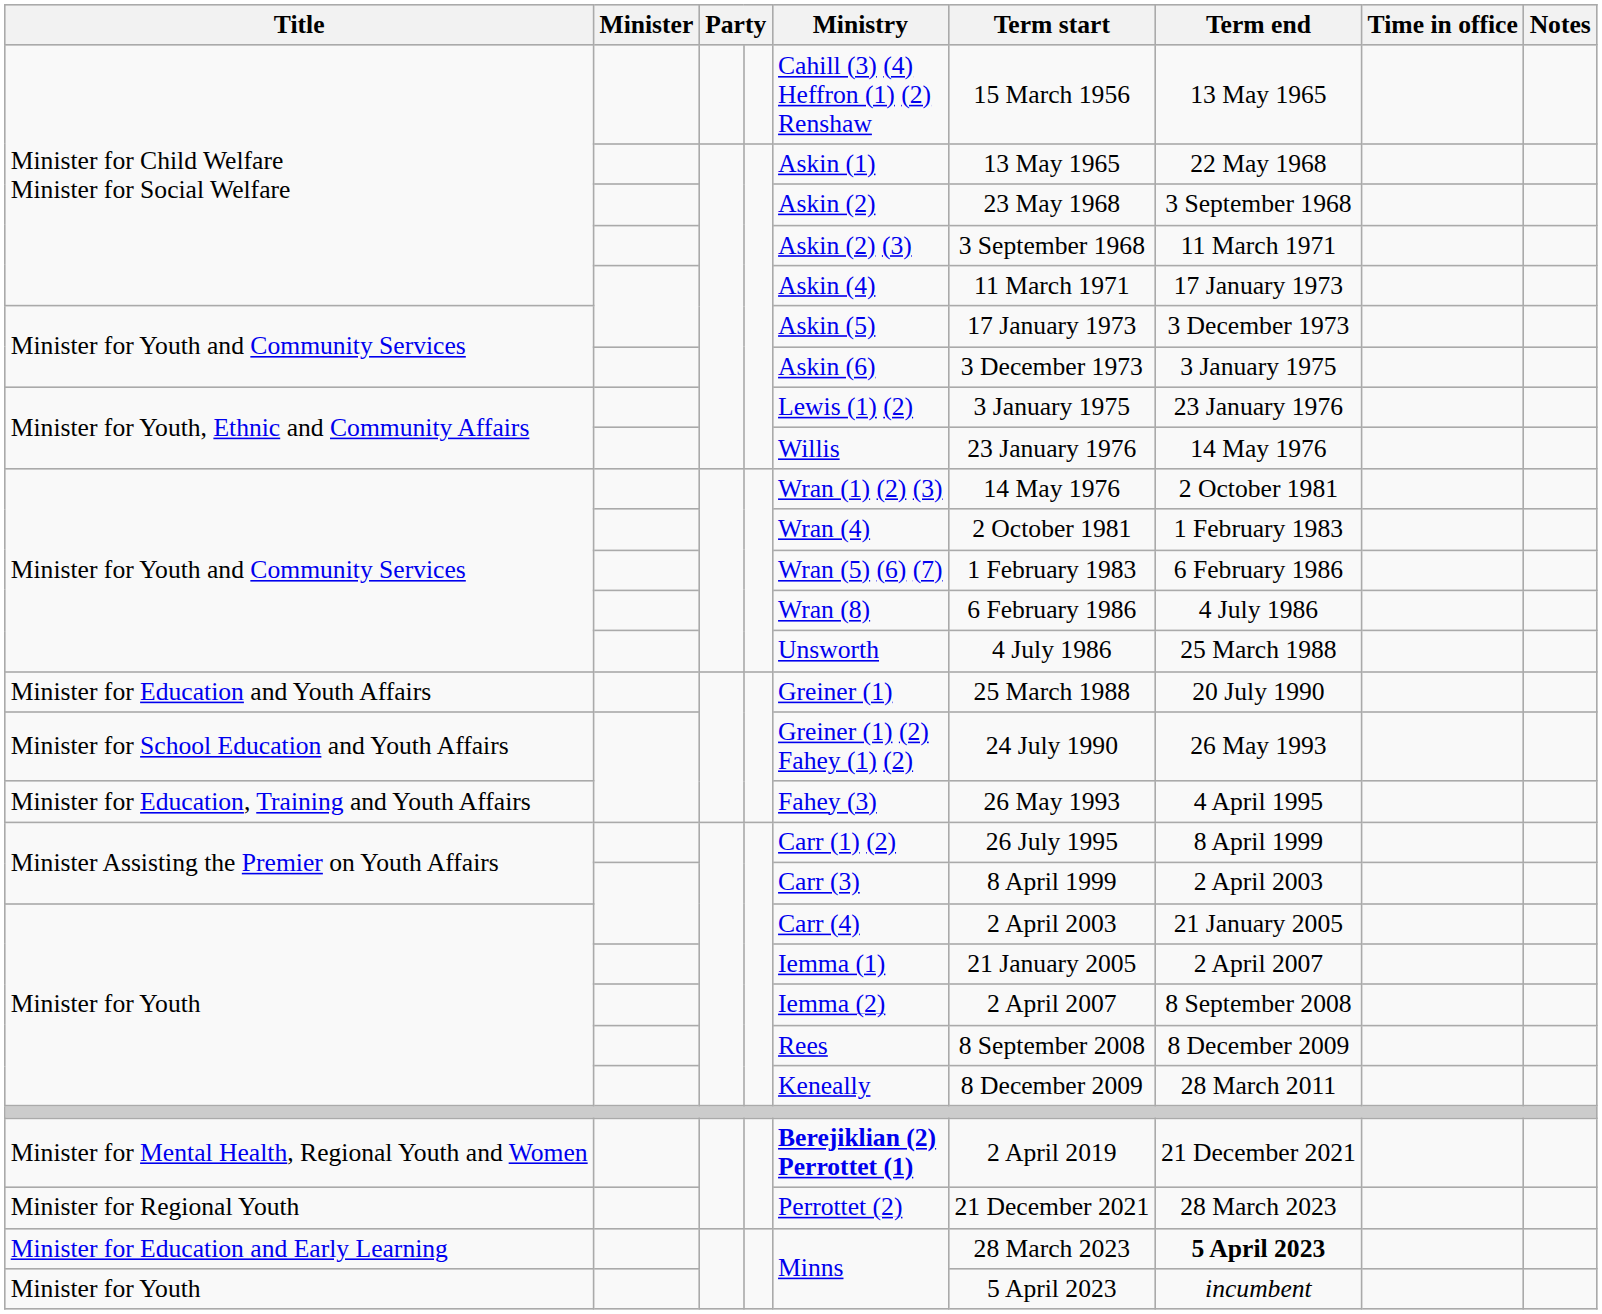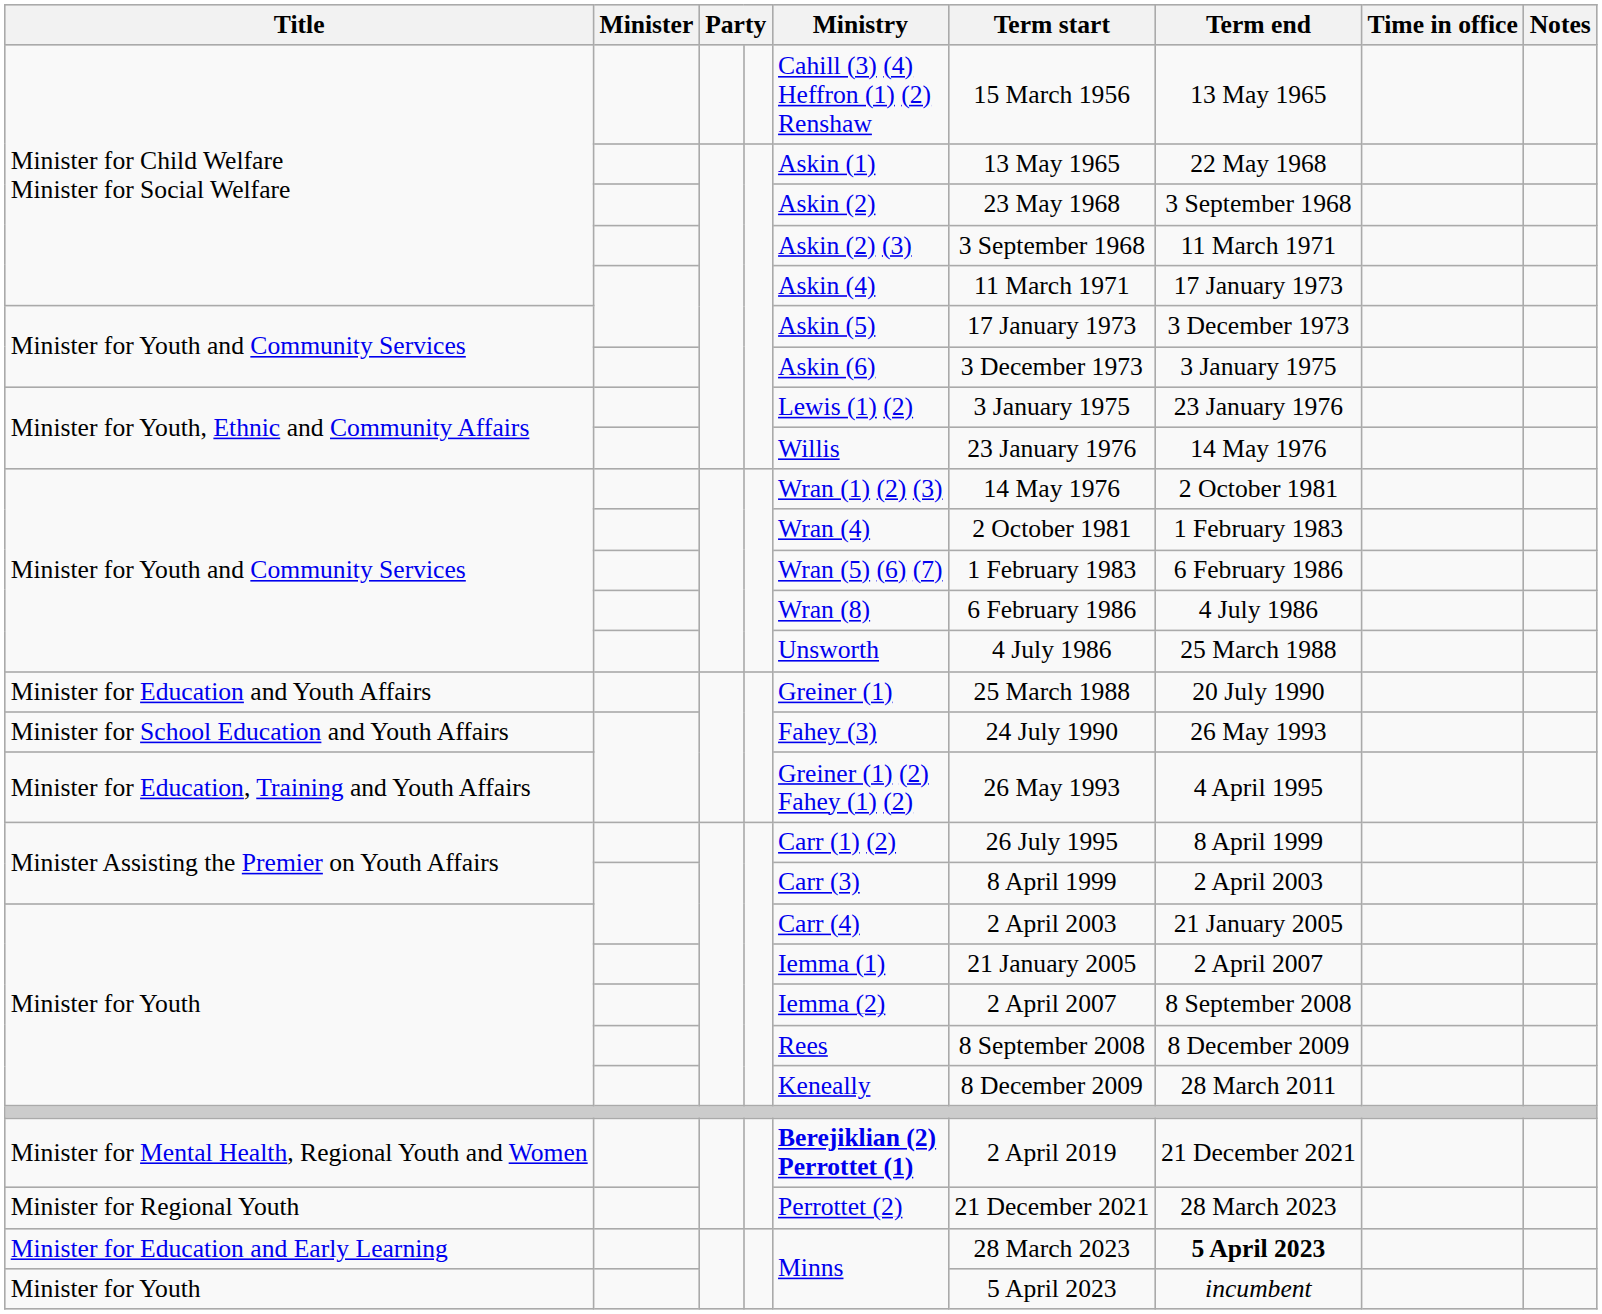(853, 746) Greiner (1) (2) Fahey (1) (2) -> (827, 732) Fahey (3)
(827, 801) Fahey (3) -> (853, 787) Greiner (1) (2) Fahey (1) (2)
